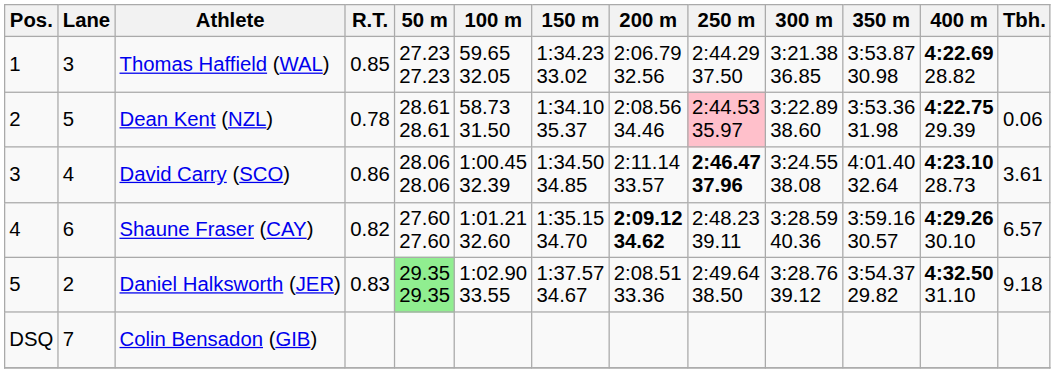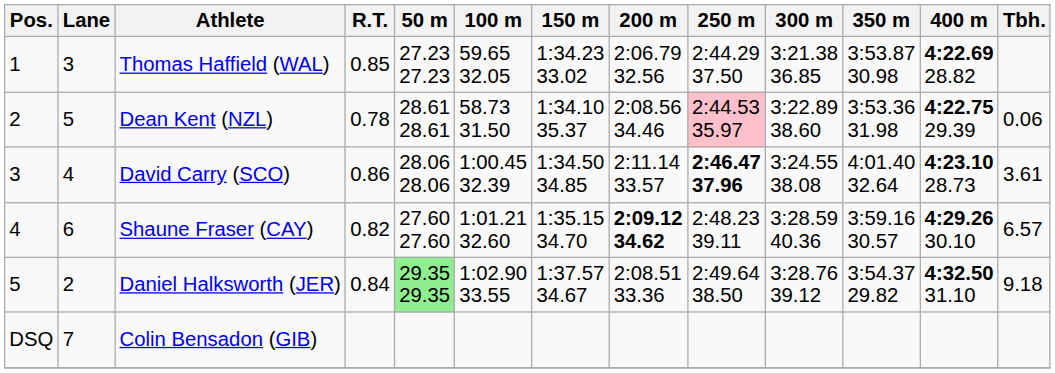(370, 284) 0.83 -> (370, 284) 0.84
